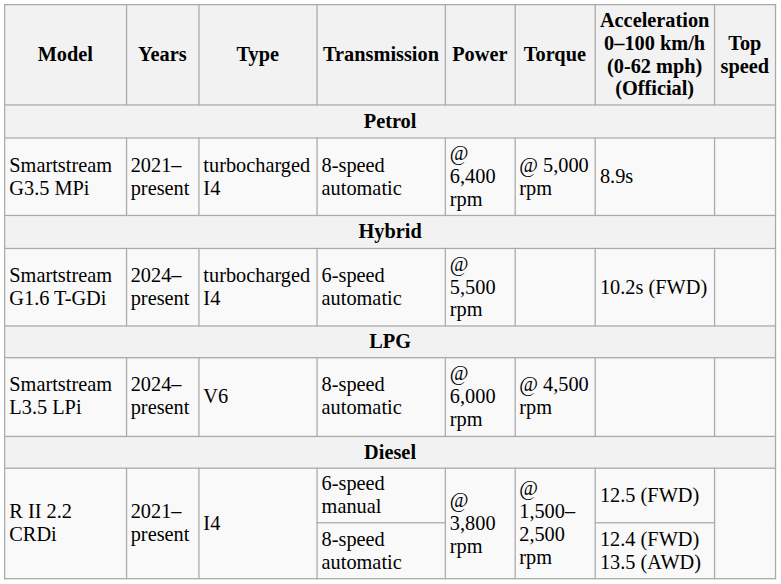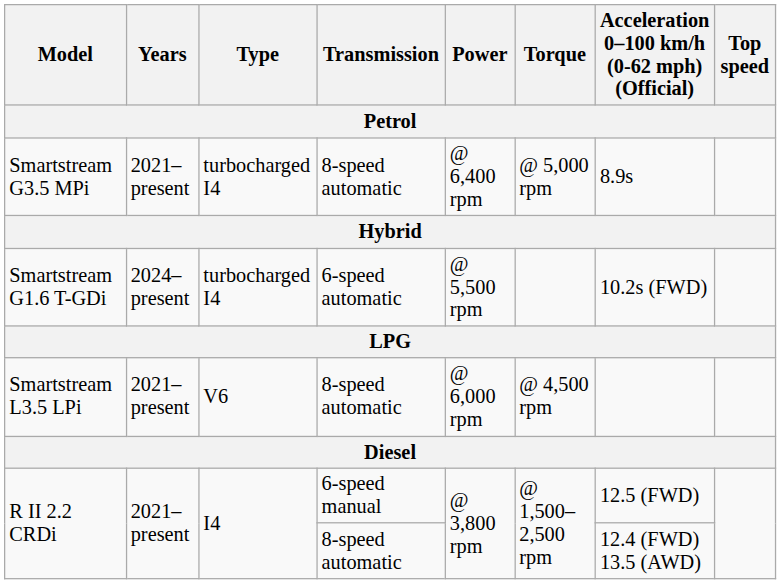(160, 396) 2024–present -> (160, 396) 2021–present
